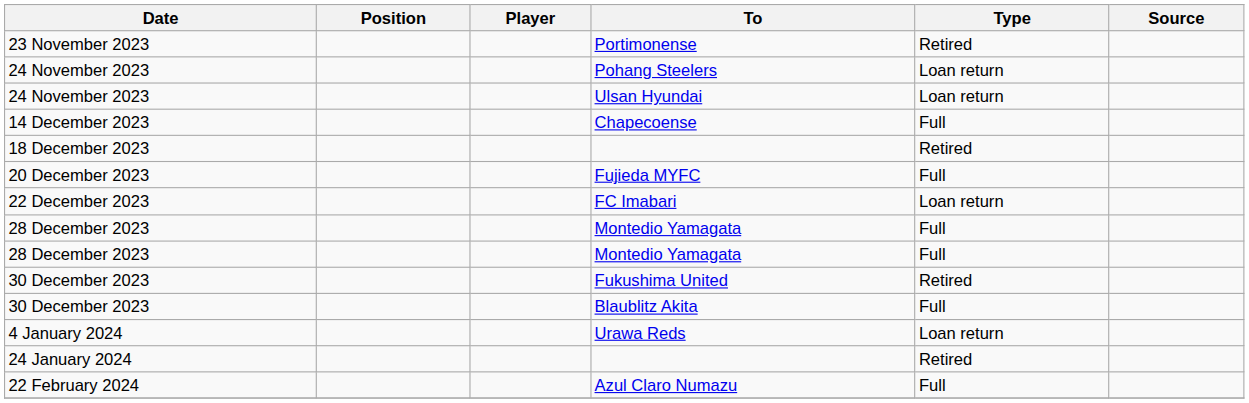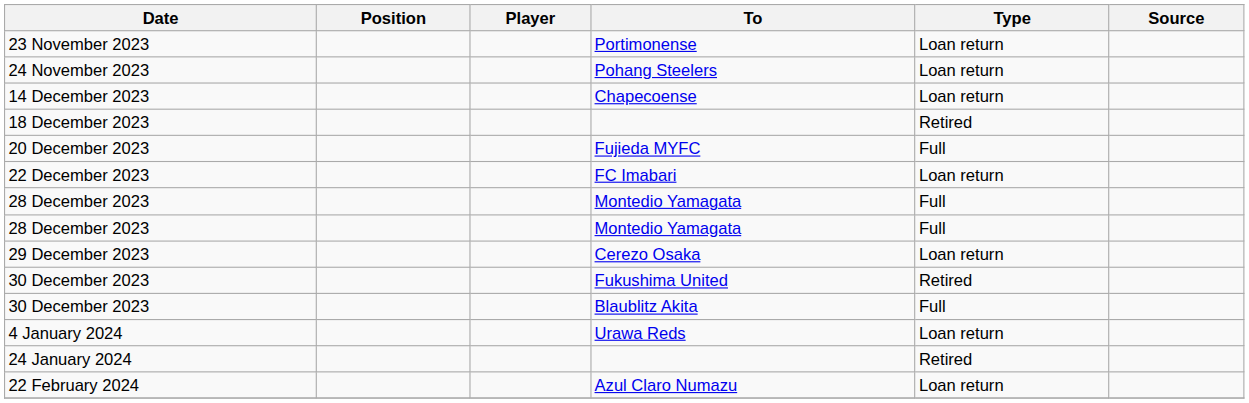(946, 44) Retired -> (961, 44) Loan return
- row: (79, 97)
(932, 123) Full -> (961, 97) Loan return
+ row: (79, 254)
(932, 385) Full -> (961, 385) Loan return
